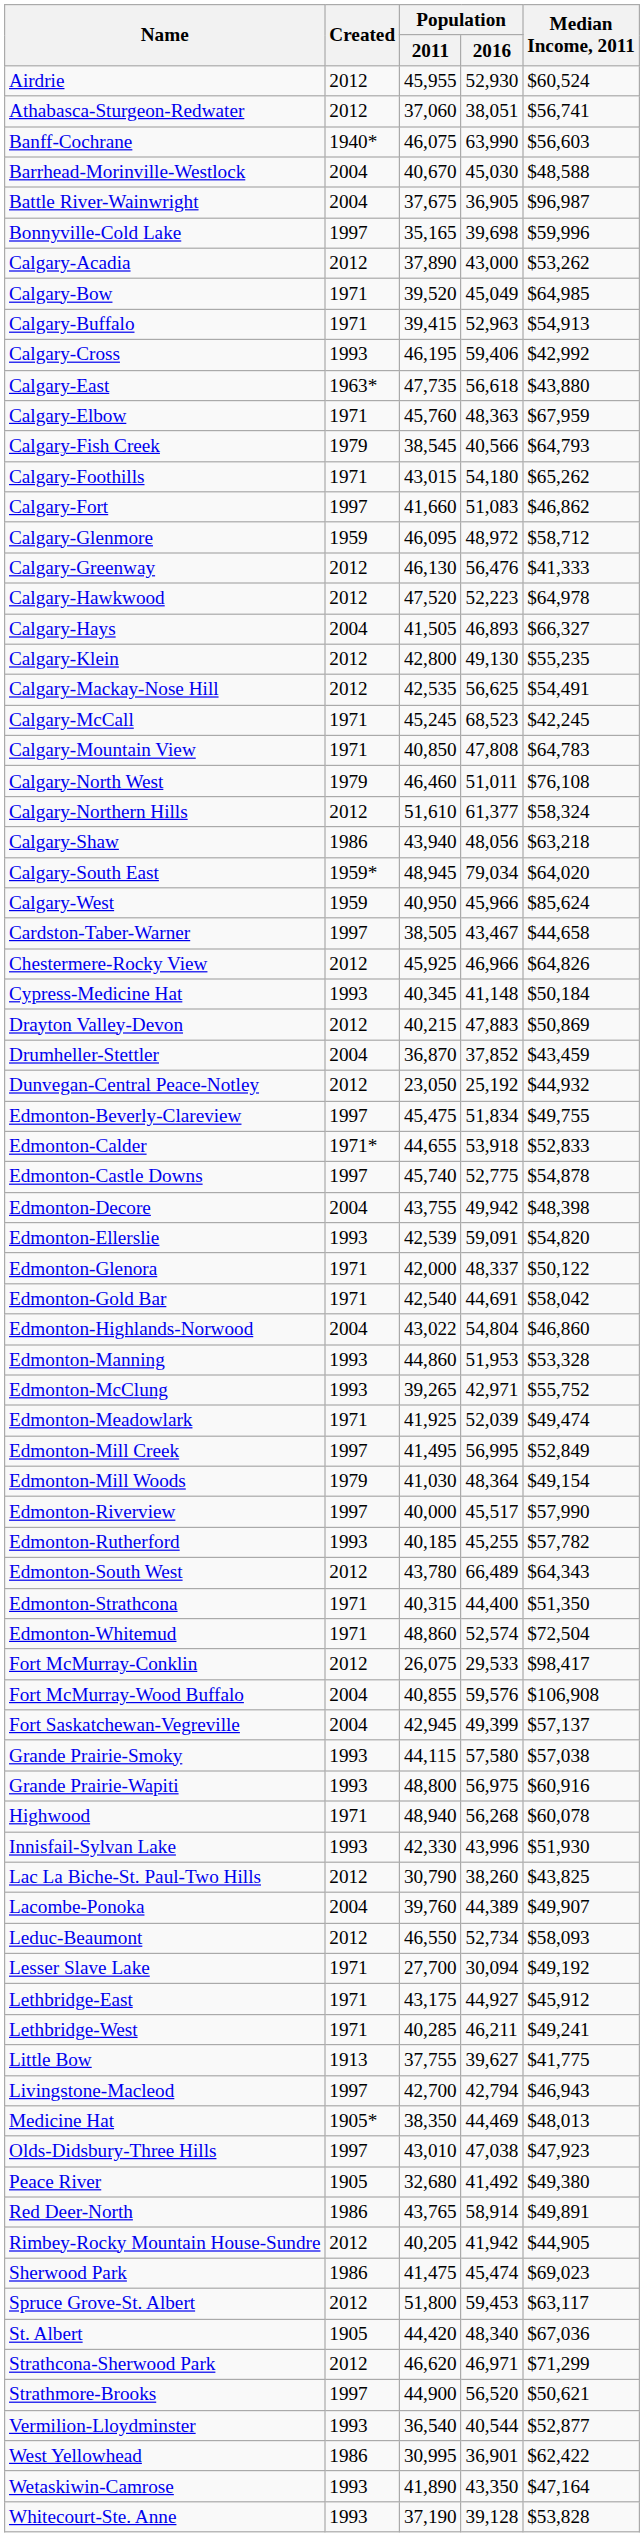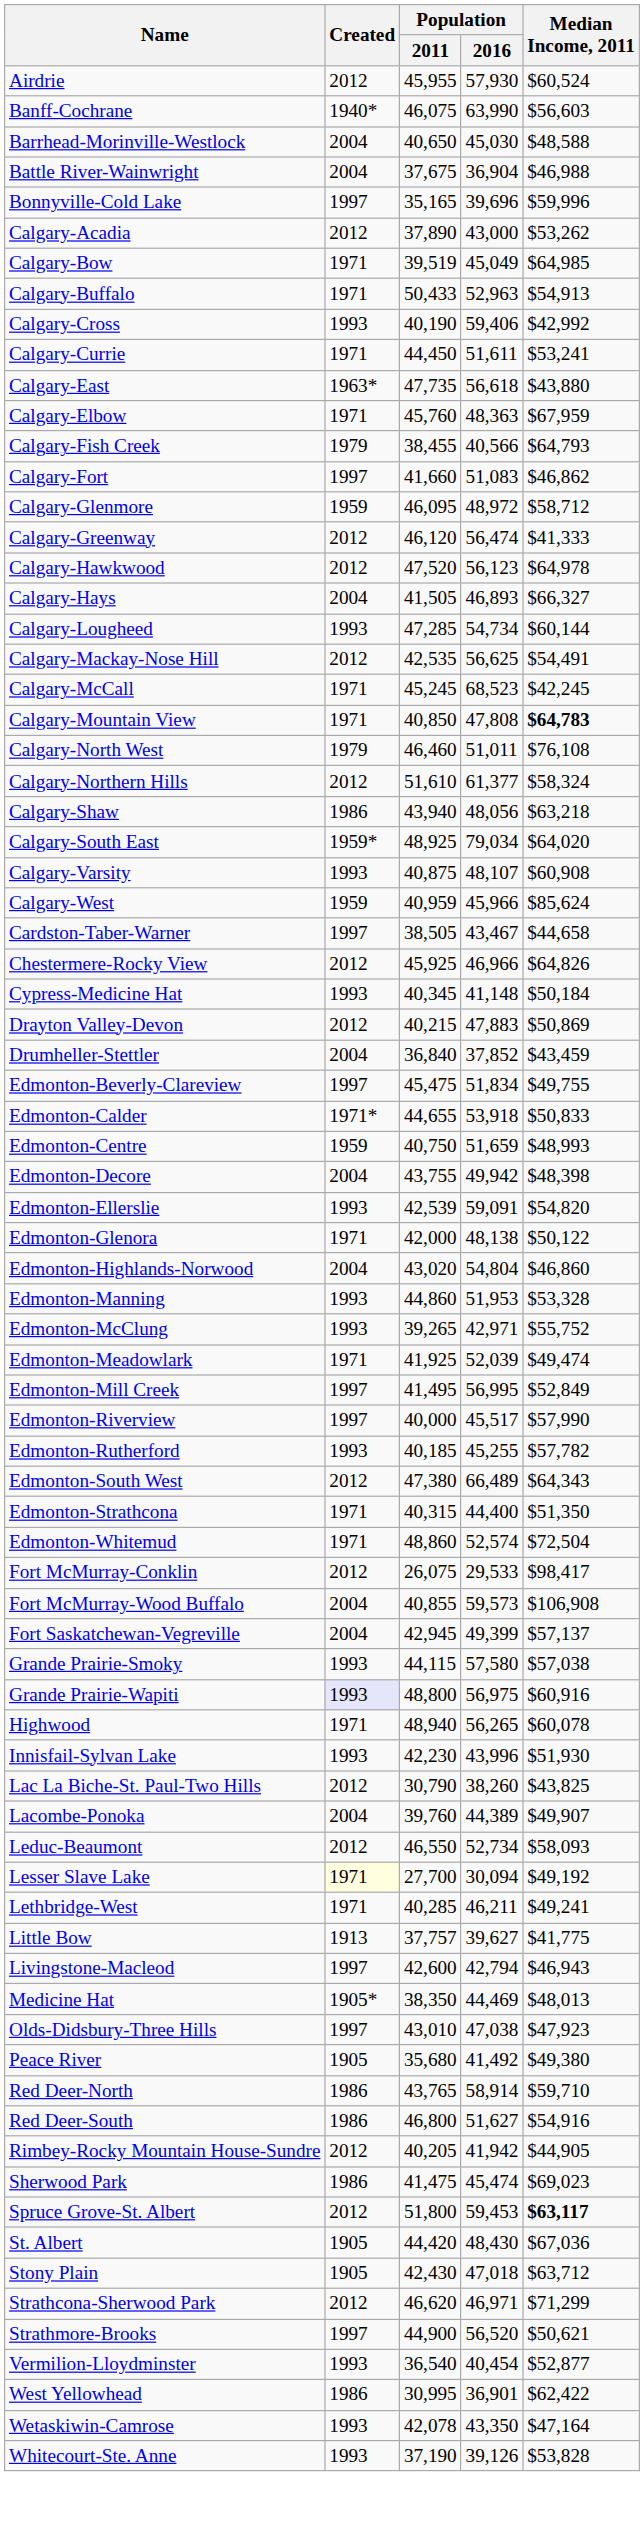(492, 80) 52,930 -> (492, 80) 57,930
- row: (127, 111)
(430, 171) 40,670 -> (430, 141) 40,650
(492, 202) 36,905 -> (492, 171) 36,904
(558, 202) $96,987 -> (558, 171) $46,988
(492, 232) 39,698 -> (492, 202) 39,696
(430, 293) 39,520 -> (430, 263) 39,519
(430, 324) 39,415 -> (430, 293) 50,433
(430, 354) 46,195 -> (430, 324) 40,190
+ row: (67, 354)
(430, 446) 38,545 -> (430, 446) 38,455
- row: (77, 476)
(430, 567) 46,130 -> (430, 537) 46,120
(492, 567) 56,476 -> (492, 537) 56,474
(492, 598) 52,223 -> (492, 567) 56,123
- row: (64, 659)
+ row: (81, 628)
(558, 750) normal -> (558, 720) bold
(430, 872) 48,945 -> (430, 841) 48,925
+ row: (70, 872)
(430, 902) 40,950 -> (430, 902) 40,959
(430, 1055) 36,870 -> (430, 1055) 36,840
- row: (134, 1085)
(558, 1146) $52,833 -> (558, 1115) $50,833
- row: (106, 1176)
+ row: (78, 1146)
(492, 1268) 48,337 -> (492, 1237) 48,138
- row: (88, 1298)
(430, 1329) 43,022 -> (430, 1268) 43,020
- row: (97, 1481)
(430, 1572) 43,780 -> (430, 1481) 47,380
(492, 1694) 59,576 -> (492, 1603) 59,573
(349, 1785) no background -> (349, 1694) lavender background
(492, 1816) 56,268 -> (492, 1724) 56,265
(430, 1846) 42,330 -> (430, 1755) 42,230
(349, 1968) no background -> (349, 1877) lightyellow background
- row: (71, 1998)
(430, 2059) 37,755 -> (430, 1938) 37,757
(430, 2090) 42,700 -> (430, 1968) 42,600
(430, 2181) 32,680 -> (430, 2059) 35,680
(558, 2212) $49,891 -> (558, 2090) $59,710
+ row: (71, 2120)
(558, 2303) normal -> (558, 2212) bold
(492, 2333) 48,340 -> (492, 2242) 48,430
+ row: (54, 2273)
(492, 2425) 40,544 -> (492, 2364) 40,454
(430, 2486) 41,890 -> (430, 2425) 42,078
(492, 2516) 39,128 -> (492, 2455) 39,126
